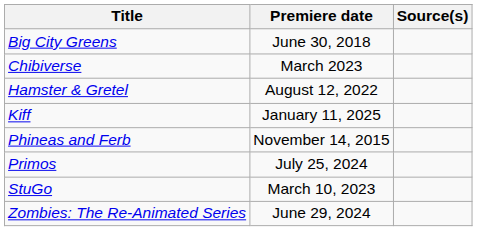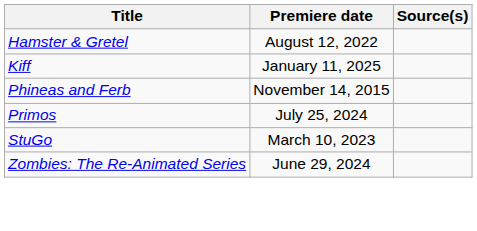- row: (62, 41)
- row: (45, 66)
